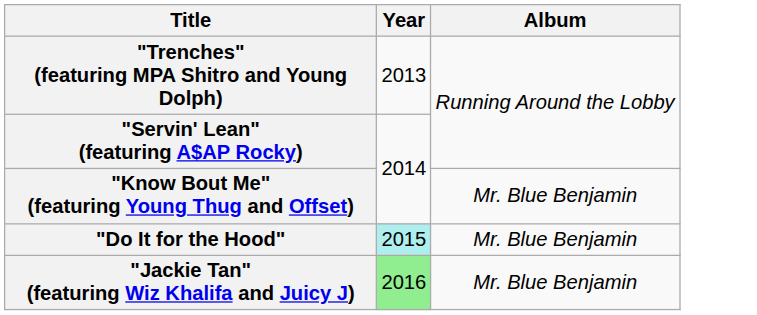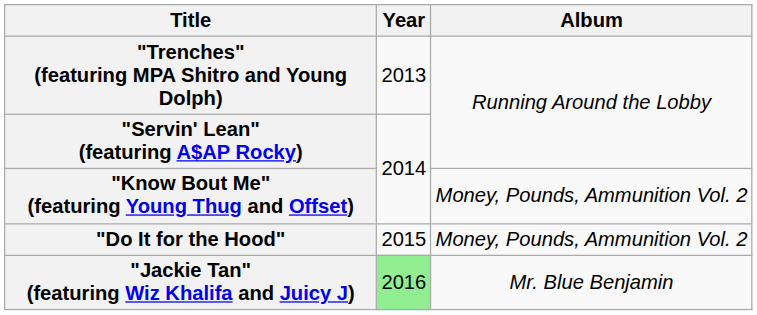(555, 195) Mr. Blue Benjamin -> (592, 195) Money, Pounds, Ammunition Vol. 2
(404, 239) paleturquoise background -> (404, 239) no background
(555, 239) Mr. Blue Benjamin -> (592, 239) Money, Pounds, Ammunition Vol. 2
